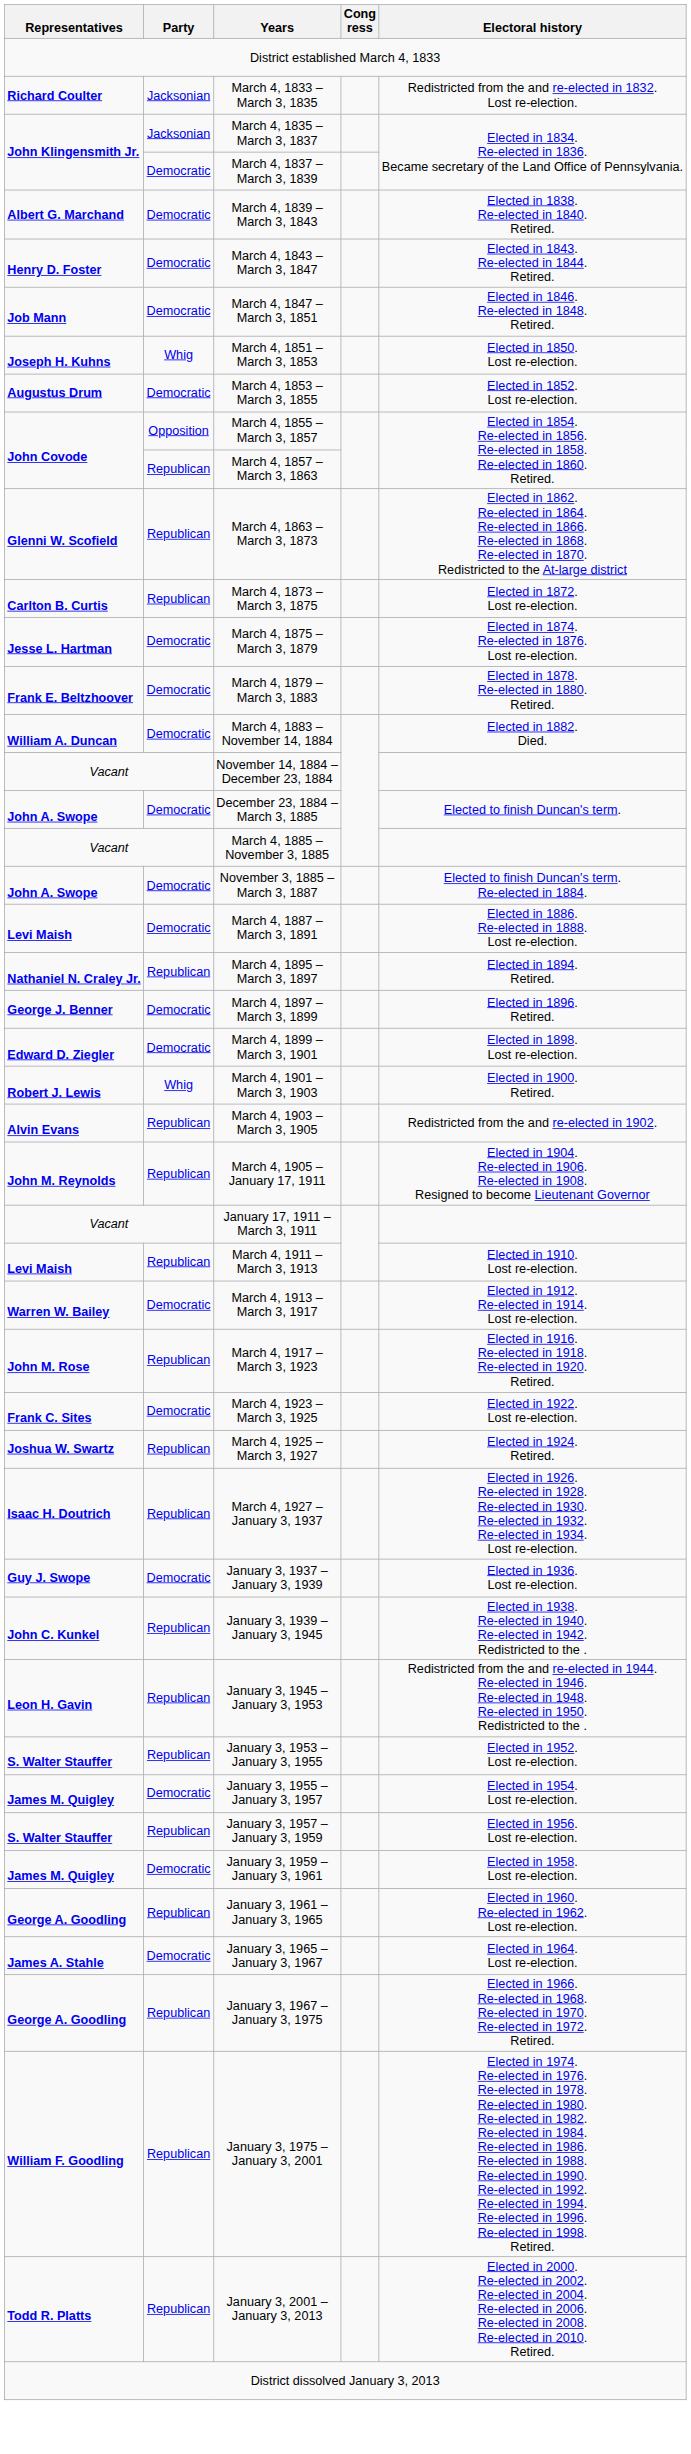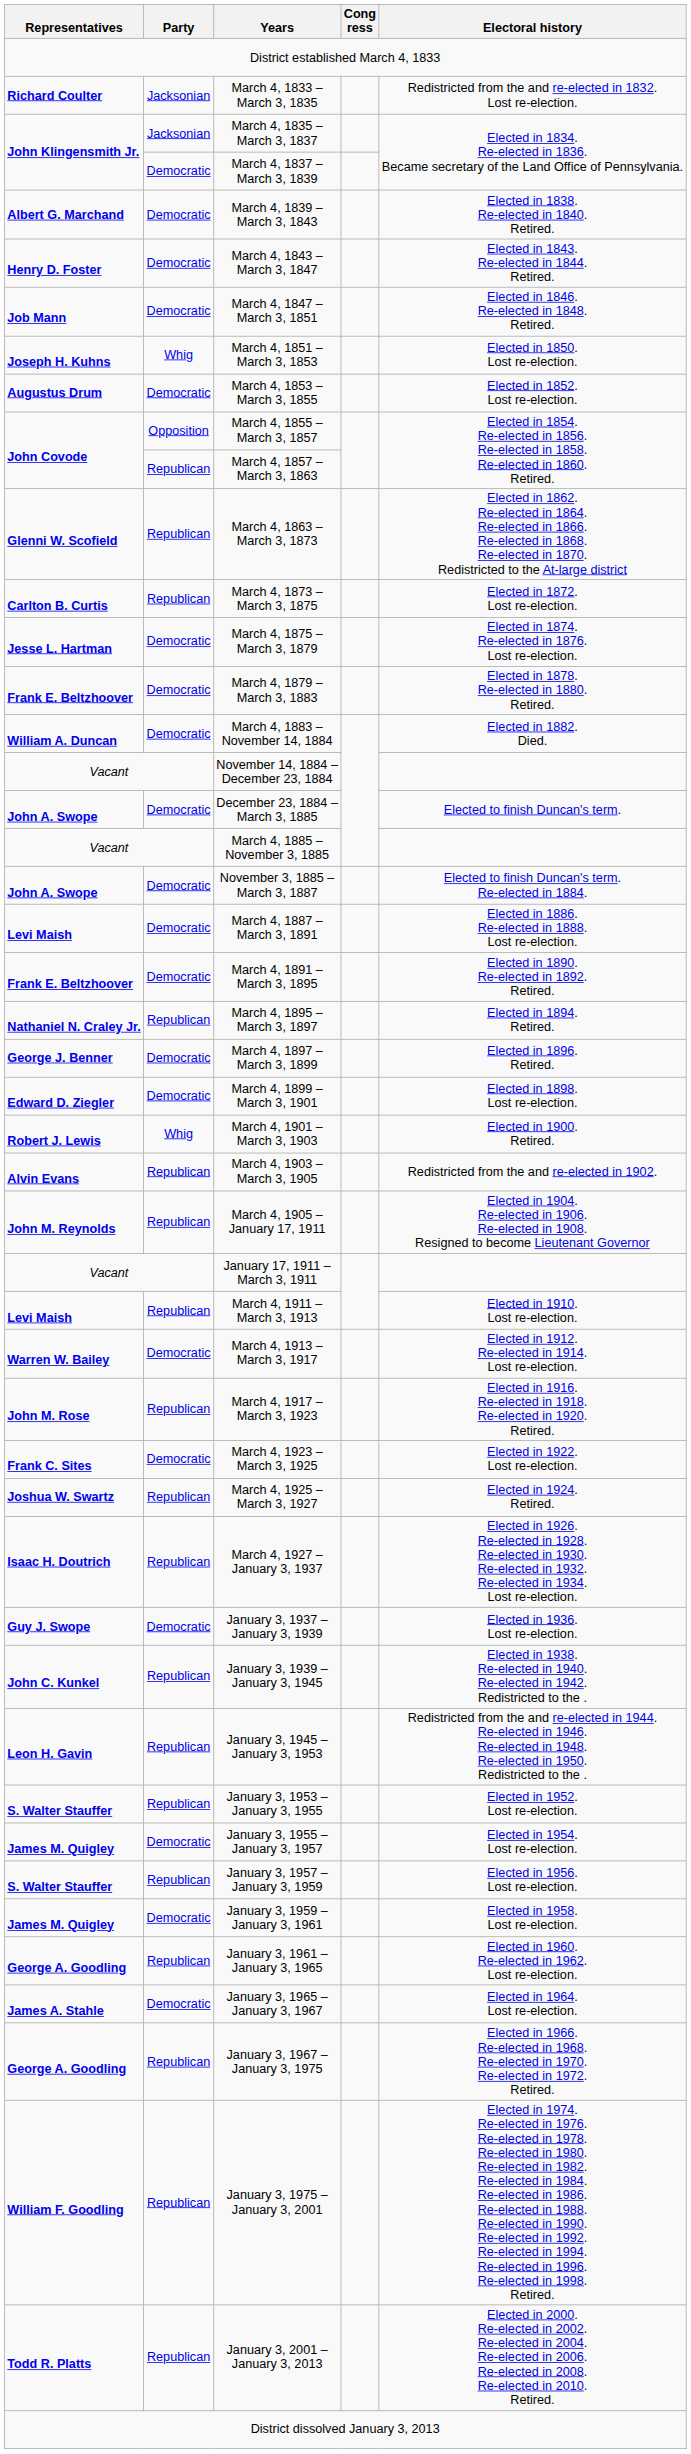+ row: (277, 977)
